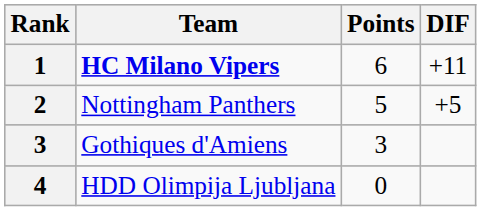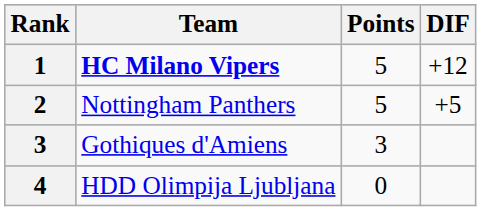(381, 64) 6 -> (381, 64) 5
(448, 64) +11 -> (448, 64) +12
